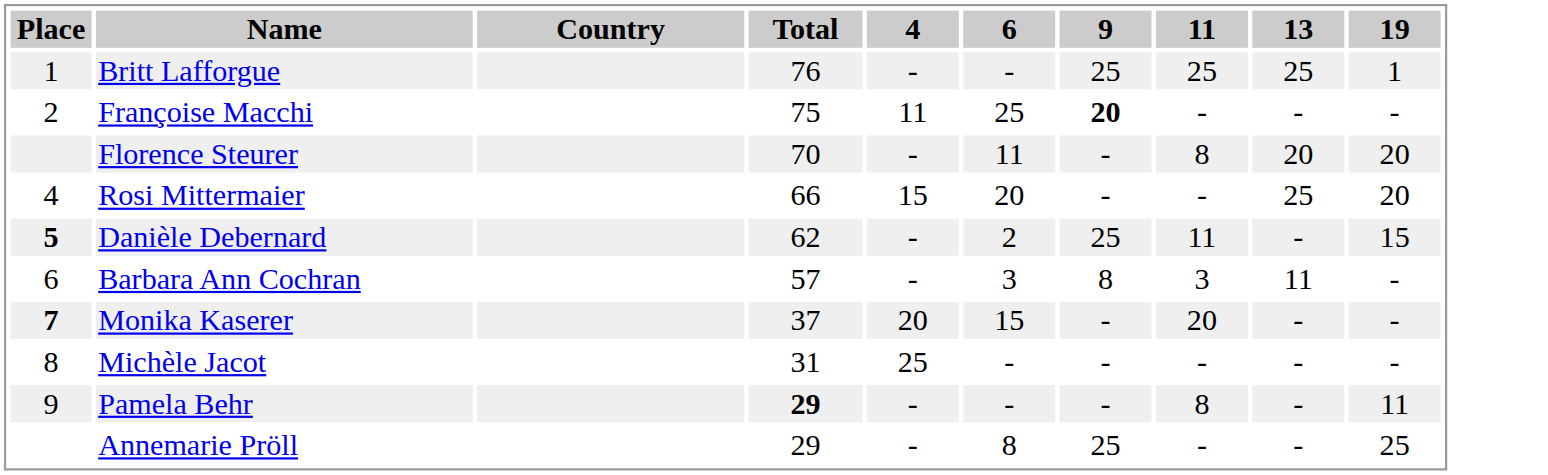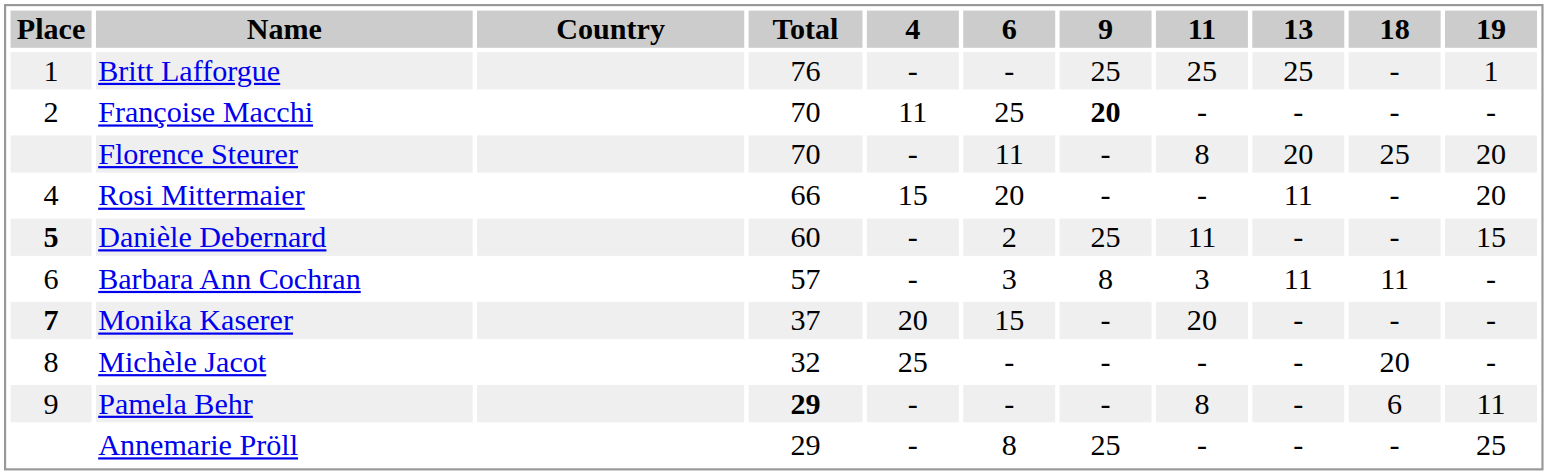+ column: (1395, 29)
(806, 112) 75 -> (806, 112) 70
(1298, 196) 25 -> (1298, 196) 11
(806, 237) 62 -> (806, 237) 60
(806, 362) 31 -> (806, 362) 32
